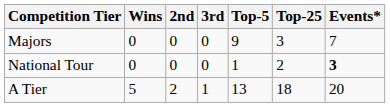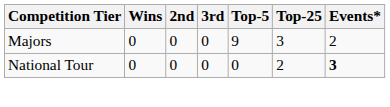(333, 41) 7 -> (333, 41) 2
(235, 65) 1 -> (235, 65) 0
- row: (27, 89)
